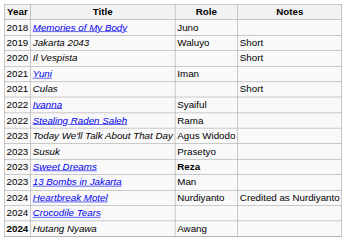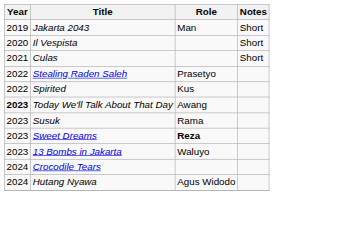- row: (80, 27)
(193, 43) Waluyo -> (187, 27) Man
- row: (42, 74)
- row: (47, 105)
(190, 120) Rama -> (197, 74) Prasetyo
+ row: (49, 89)
(17, 136) normal -> (17, 105) bold
(206, 136) Agus Widodo -> (192, 105) Awang
(197, 151) Prasetyo -> (190, 120) Rama
(187, 182) Man -> (193, 151) Waluyo
- row: (70, 197)
(17, 228) bold -> (17, 182) normal
(192, 228) Awang -> (206, 182) Agus Widodo
